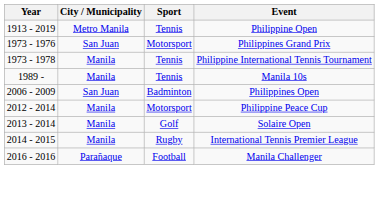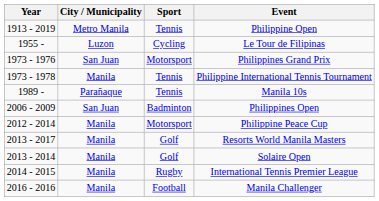+ row: (284, 44)
(101, 76) Manila -> (101, 92) Parañaque
+ row: (284, 140)
(101, 156) Parañaque -> (101, 188) Manila
